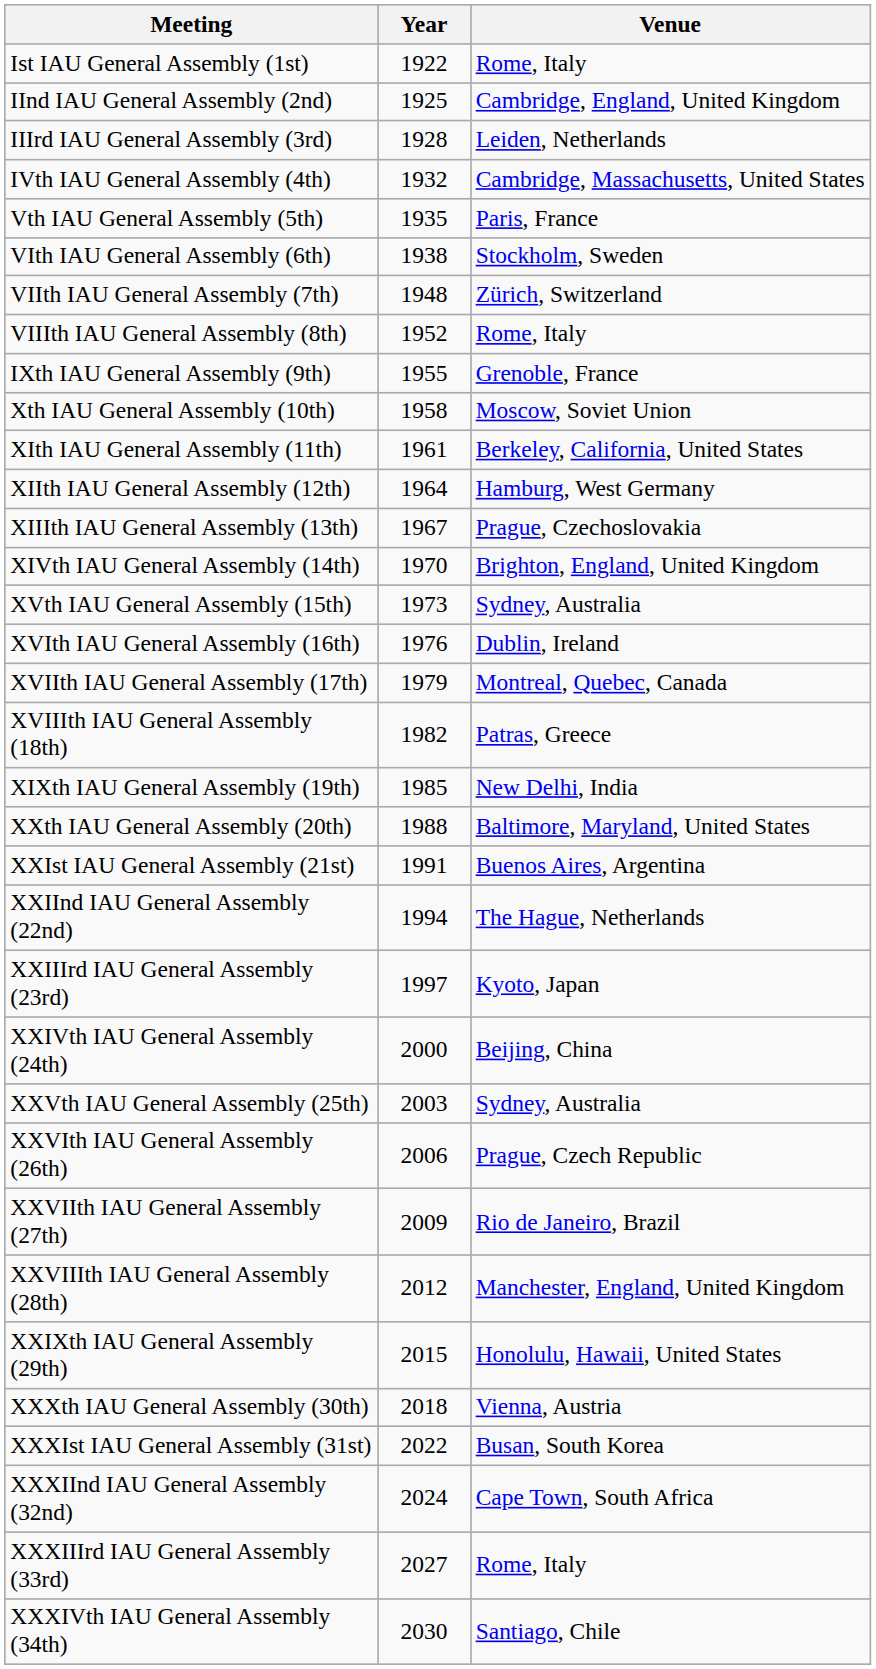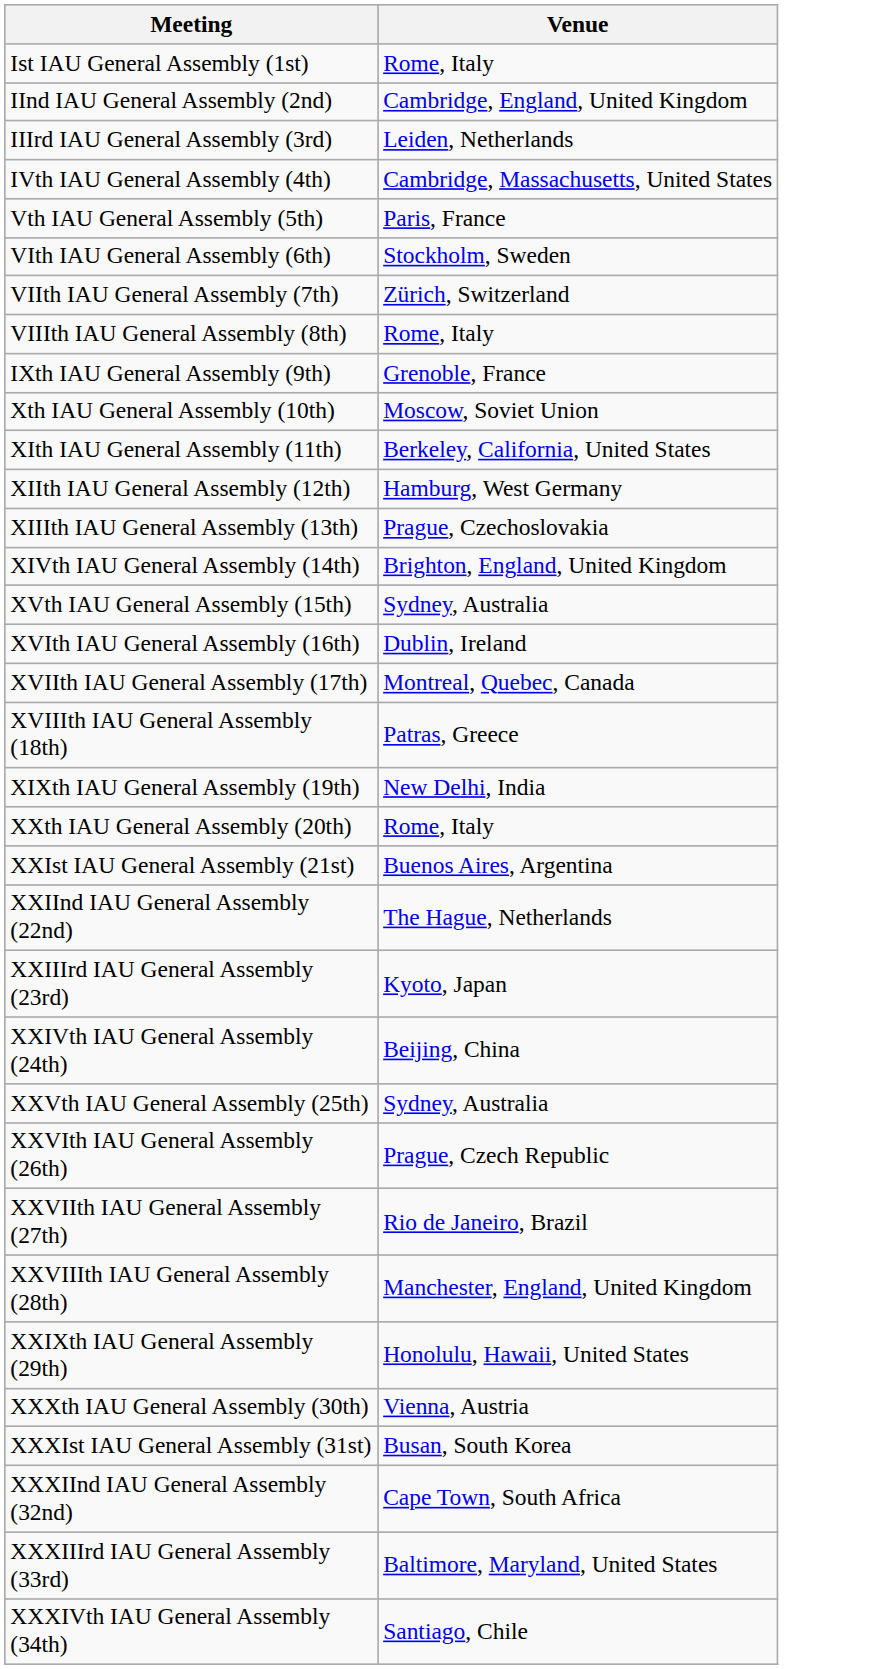- column: (424, 24)
(643, 826) Baltimore, Maryland, United States -> (439, 826) Rome, Italy
(531, 1565) Rome, Italy -> (550, 1565) Baltimore, Maryland, United States
